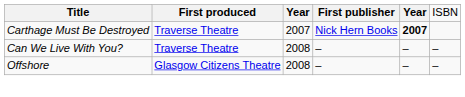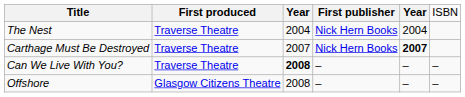+ row: (29, 30)
(298, 48) normal -> (298, 65) bold
